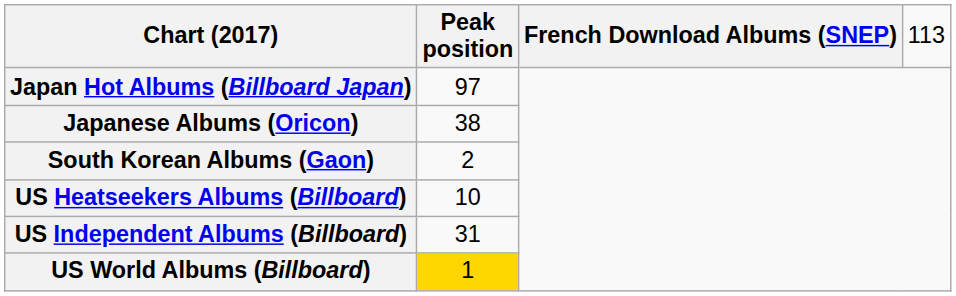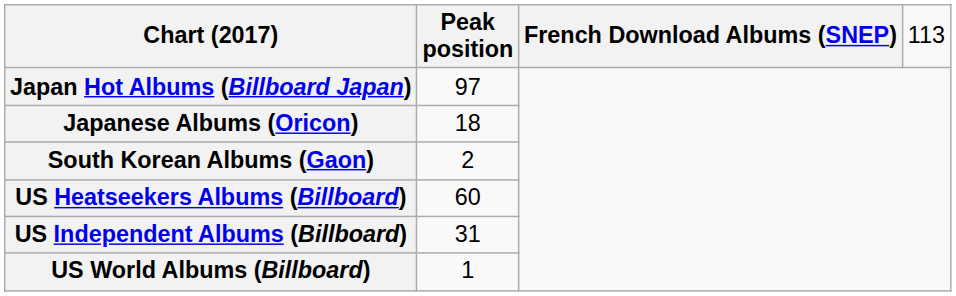(468, 123) 38 -> (468, 123) 18
(468, 197) 10 -> (468, 197) 60
(468, 271) gold background -> (468, 271) no background
